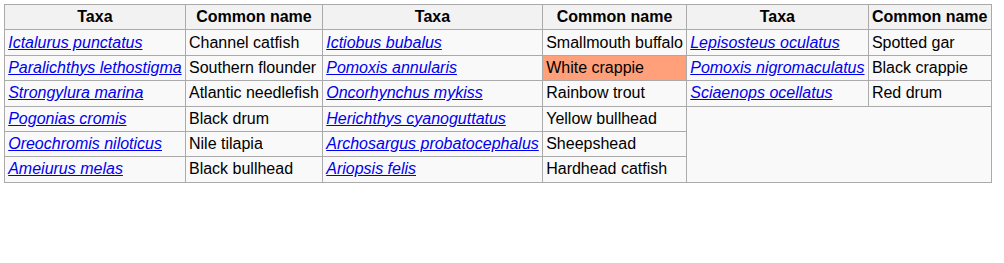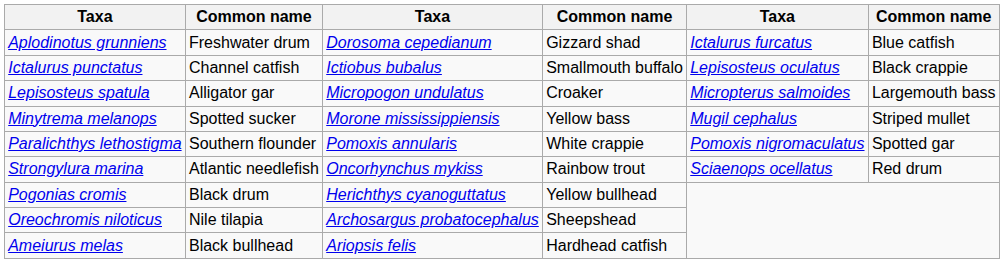+ row: (87, 42)
(913, 42) Spotted gar -> (920, 67) Black crappie
+ row: (79, 93)
+ row: (82, 118)
(595, 67) lightsalmon background -> (595, 144) no background
(920, 67) Black crappie -> (913, 144) Spotted gar
